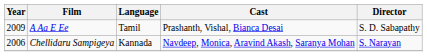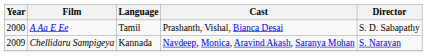(16, 27) 2009 -> (16, 27) 2000
(16, 43) 2006 -> (16, 43) 2009
